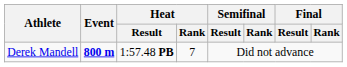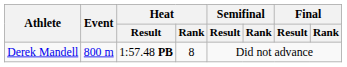(99, 52) bold -> (99, 52) normal
(192, 52) 7 -> (191, 52) 8
